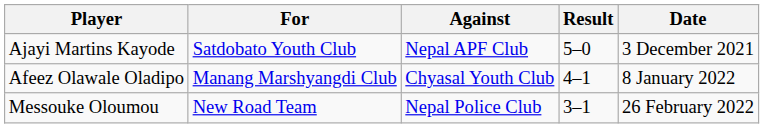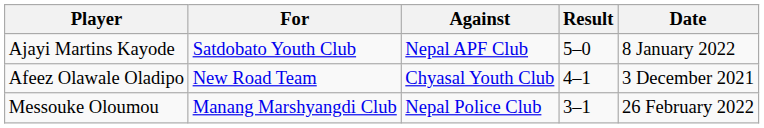(688, 48) 3 December 2021 -> (679, 48) 8 January 2022
(295, 78) Manang Marshyangdi Club -> (255, 78) New Road Team
(679, 78) 8 January 2022 -> (688, 78) 3 December 2021
(255, 107) New Road Team -> (295, 107) Manang Marshyangdi Club
